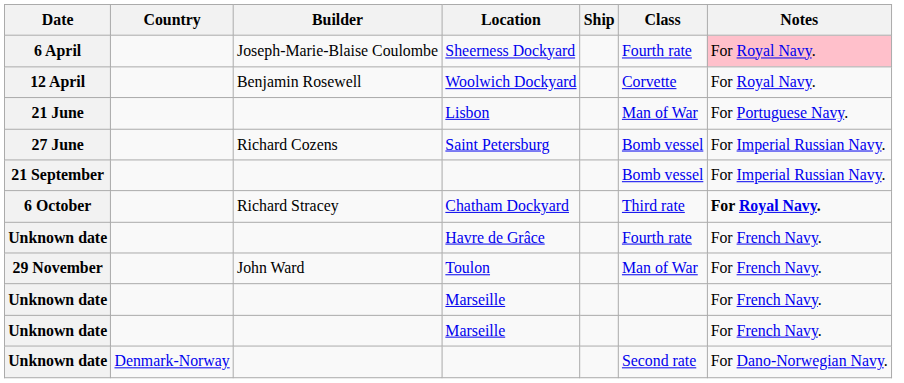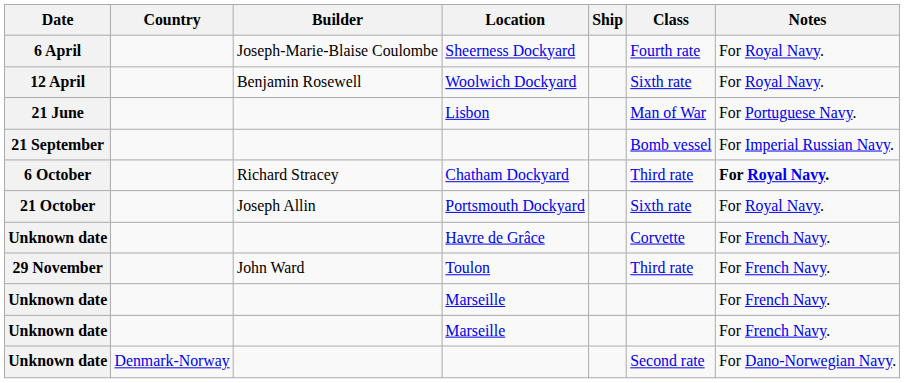(763, 51) pink background -> (771, 51) no background
(649, 82) Corvette -> (661, 82) Sixth rate
- row: (58, 144)
+ row: (58, 206)
(657, 237) Fourth rate -> (658, 237) Corvette
(660, 268) Man of War -> (662, 268) Third rate
